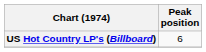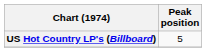(180, 39) 6 -> (180, 39) 5
